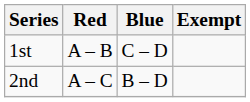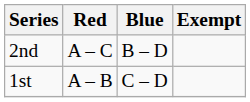rows swapped: (20, 50) <-> (24, 81)
